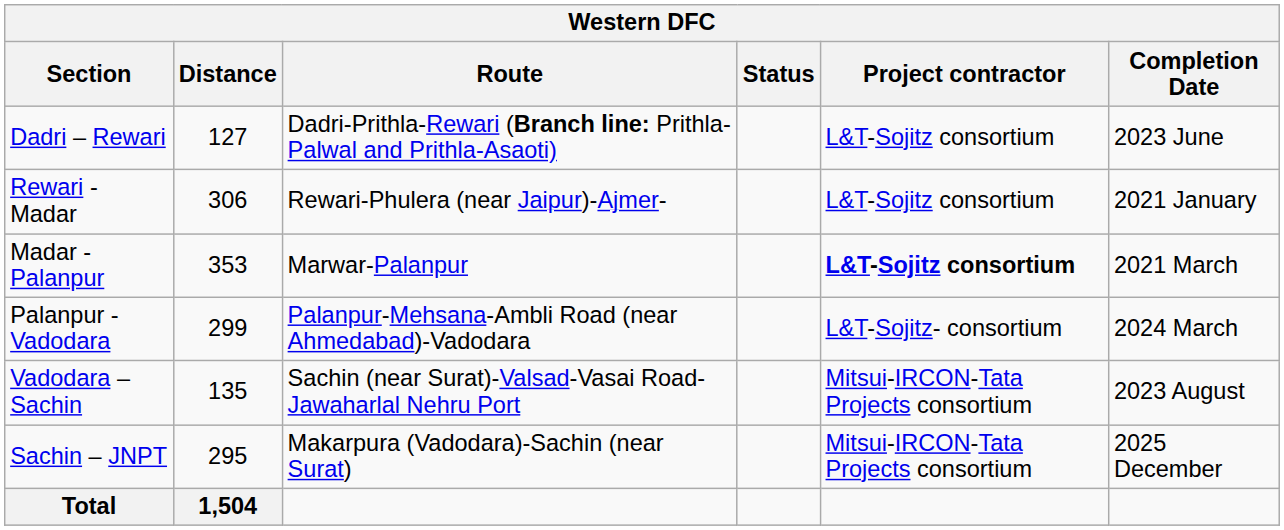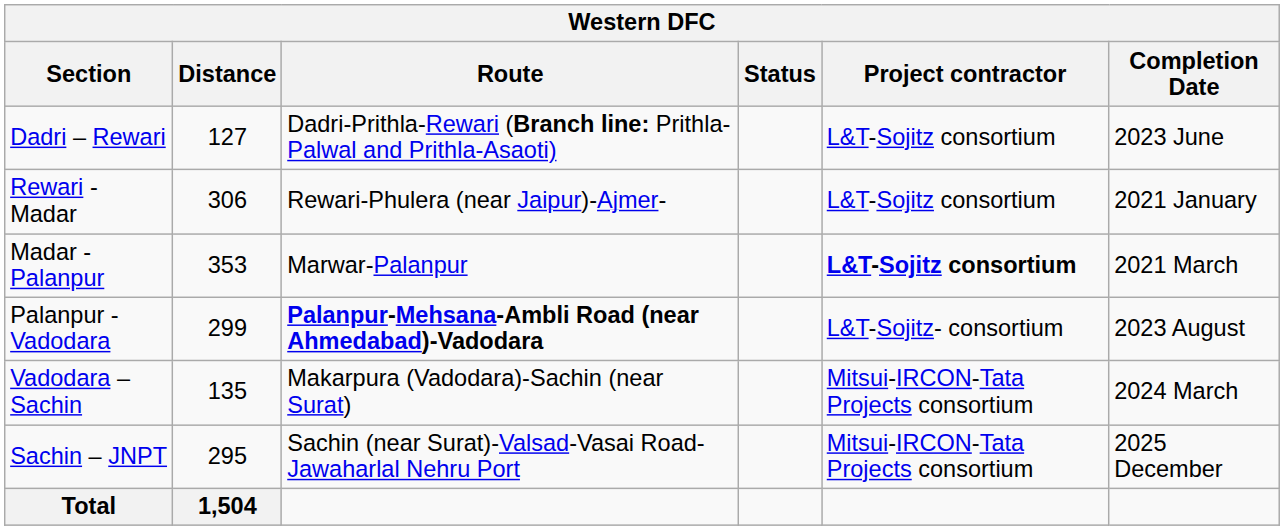(482, 328) normal -> (493, 328) bold
(1176, 328) 2024 March -> (1180, 328) 2023 August
(496, 392) Sachin (near Surat)-Valsad-Vasai Road-Jawaharlal Nehru Port -> (475, 392) Makarpura (Vadodara)-Sachin (near Surat)
(1179, 392) 2023 August -> (1176, 392) 2024 March
(476, 456) Makarpura (Vadodara)-Sachin (near Surat) -> (496, 456) Sachin (near Surat)-Valsad-Vasai Road-Jawaharlal Nehru Port
